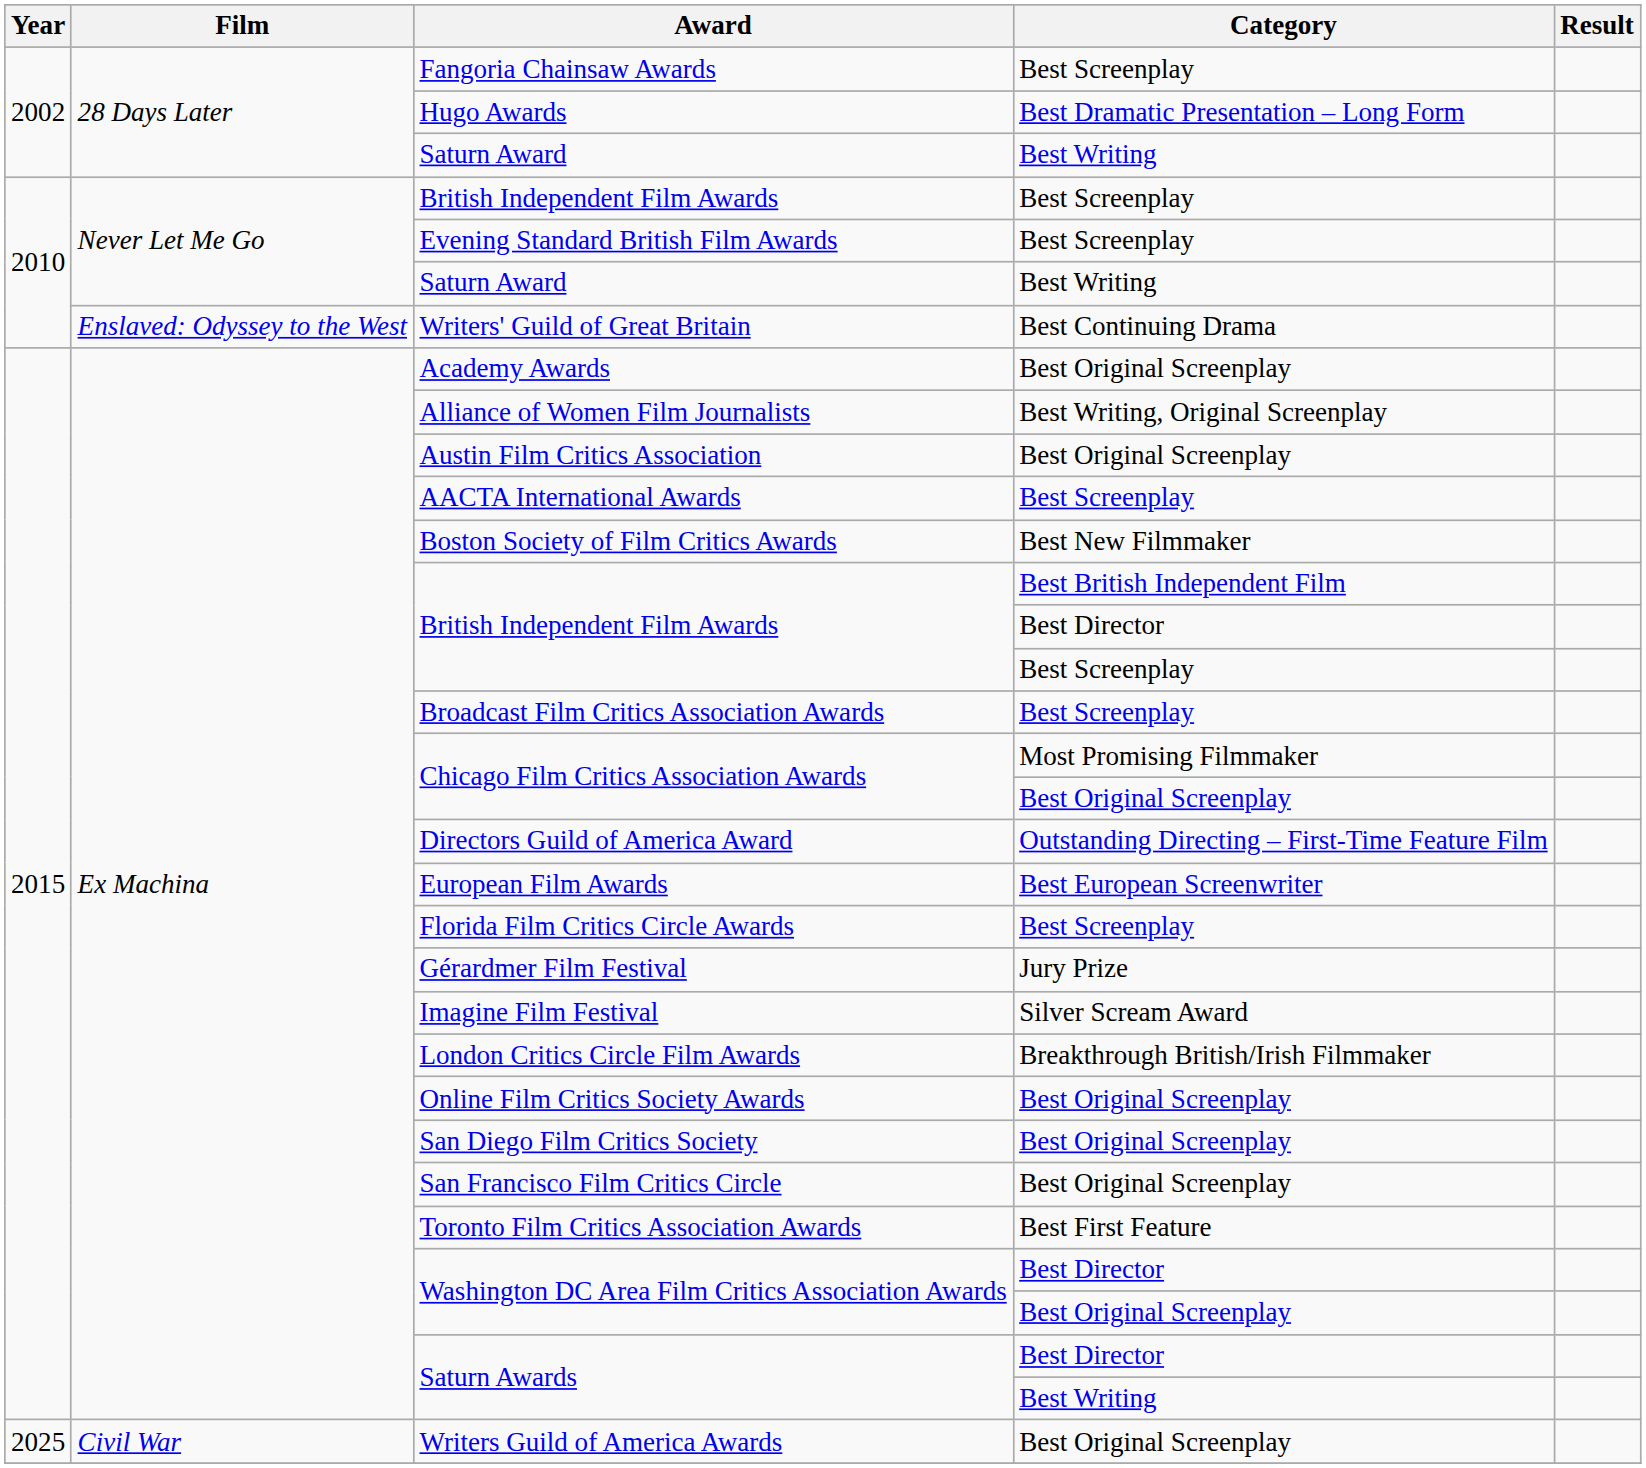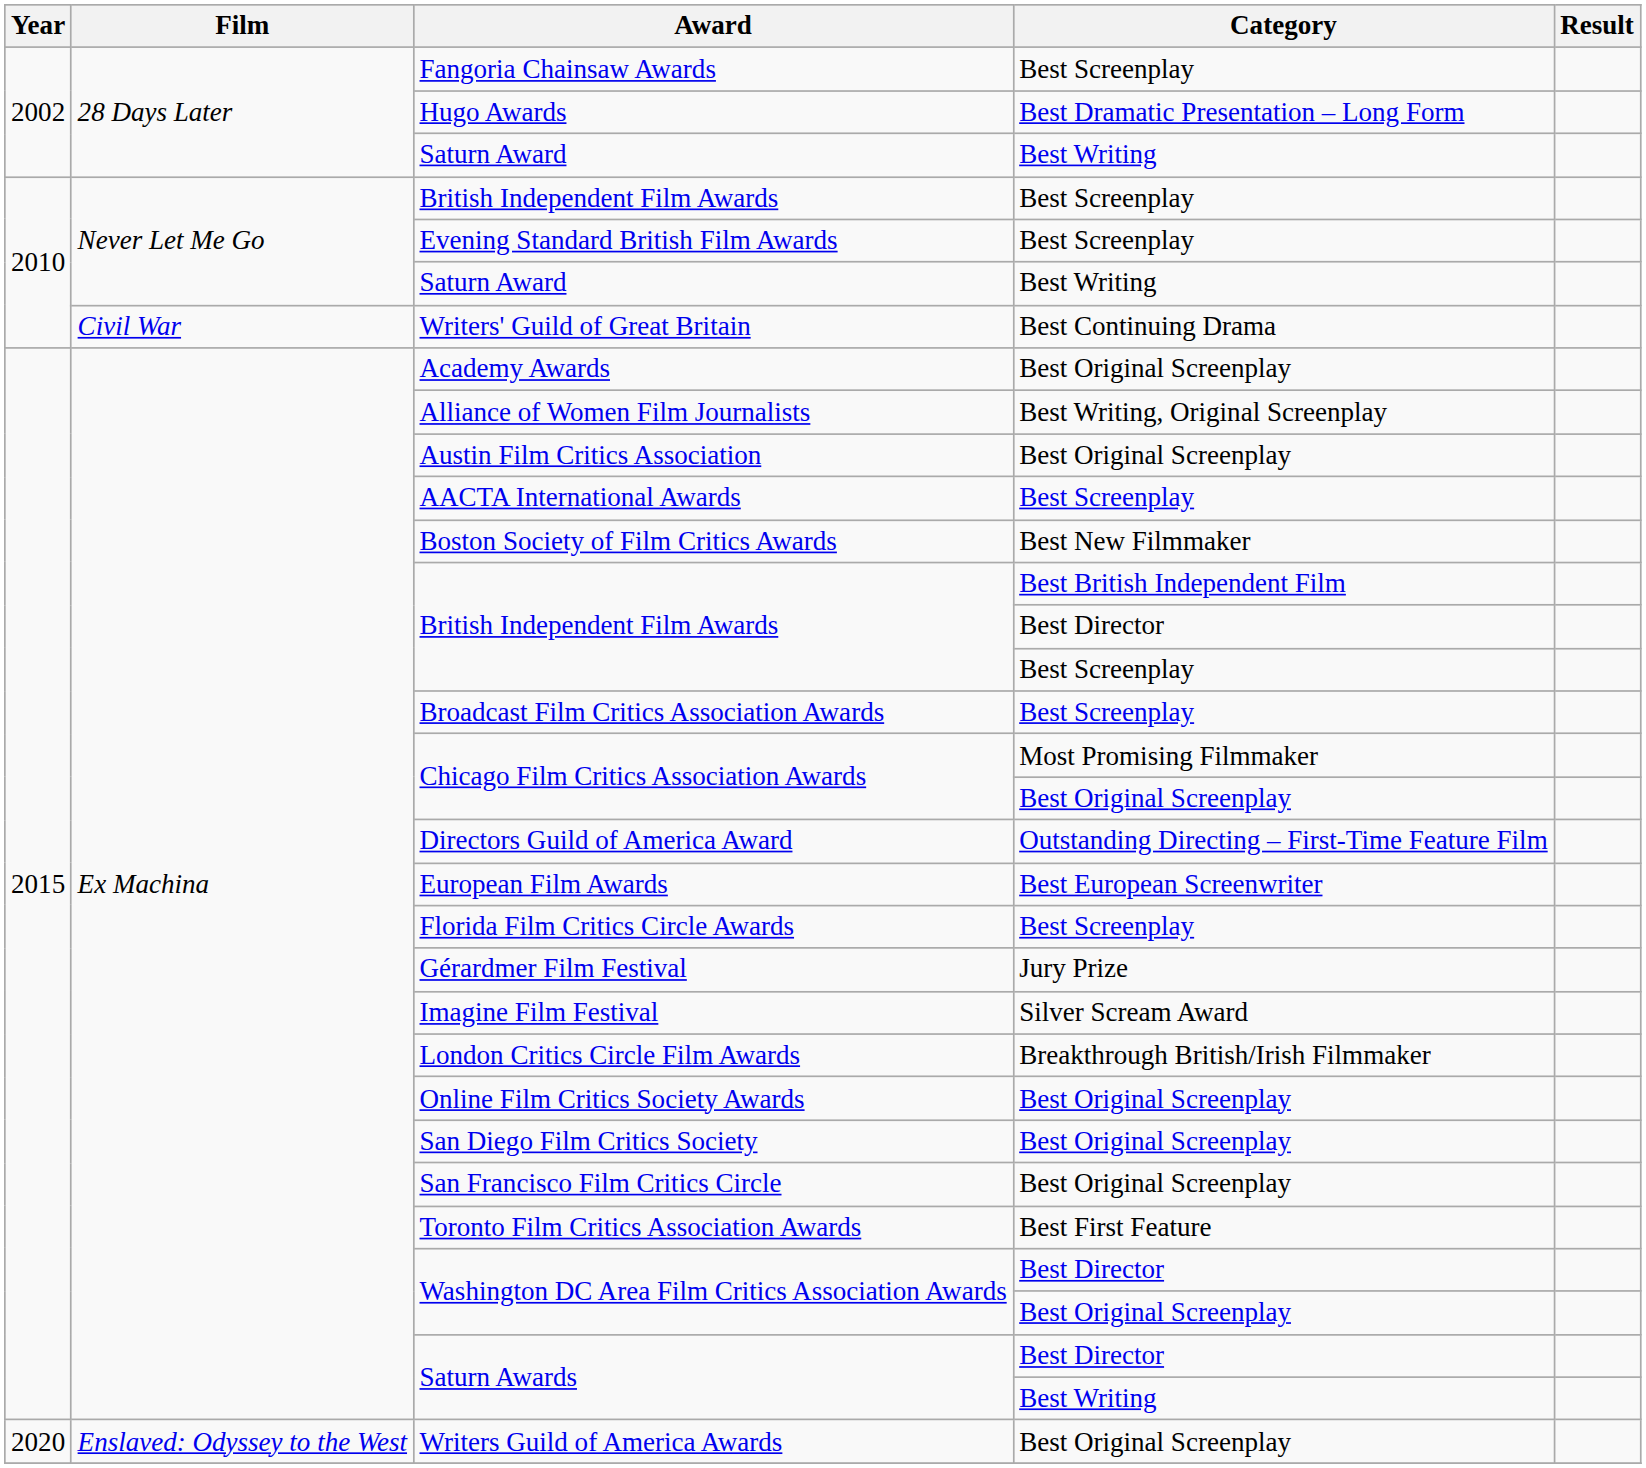(242, 326) Enslaved: Odyssey to the West -> (129, 326) Civil War
(38, 1441) 2025 -> (38, 1441) 2020
(129, 1441) Civil War -> (242, 1441) Enslaved: Odyssey to the West
